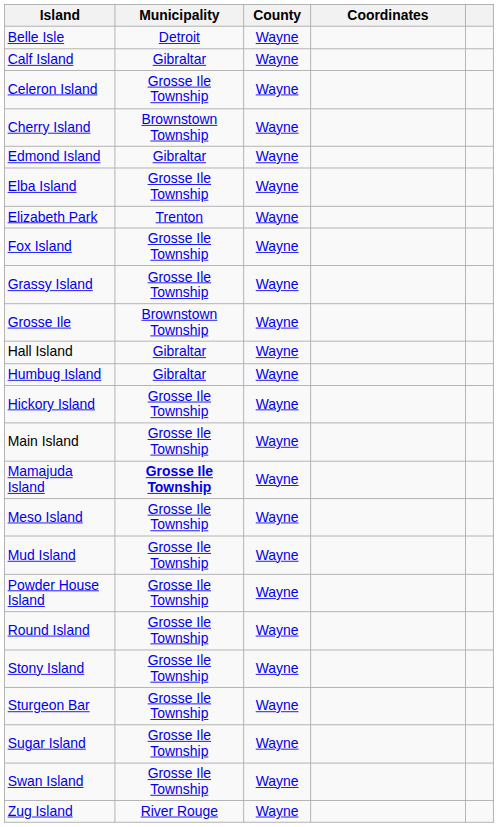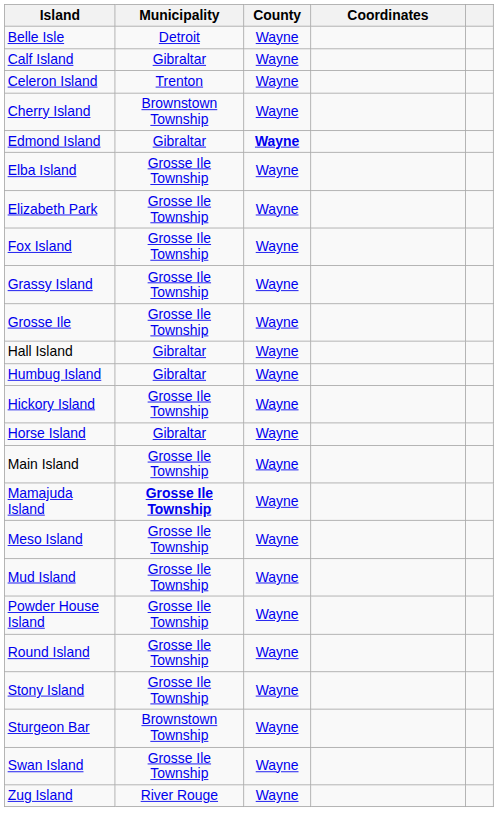(179, 89) Grosse Ile Township -> (179, 81) Trenton
(277, 157) normal -> (277, 141) bold
(179, 217) Trenton -> (179, 209) Grosse Ile Township
(179, 322) Brownstown Township -> (179, 322) Grosse Ile Township
+ row: (47, 434)
(179, 706) Grosse Ile Township -> (179, 728) Brownstown Township
- row: (47, 743)
